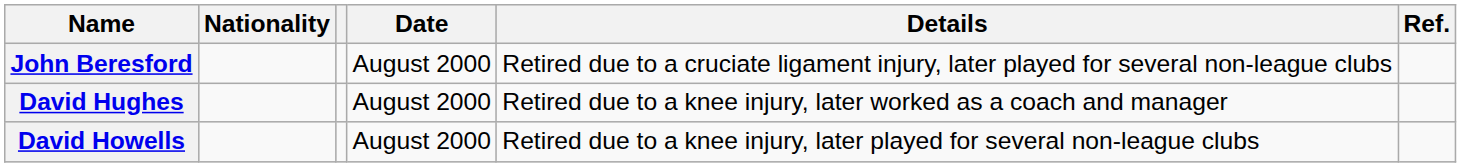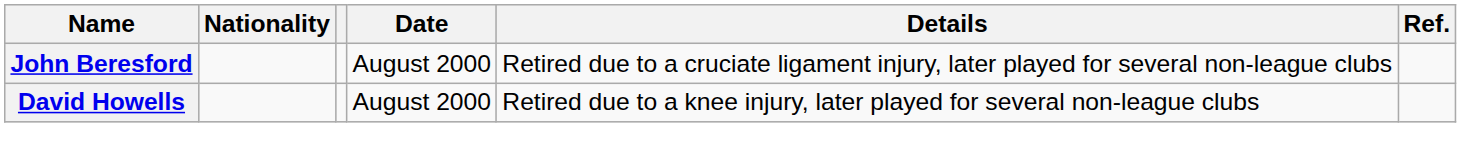- row: (102, 102)
